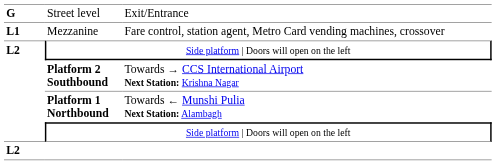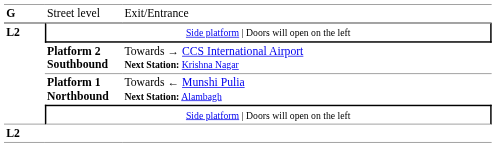- row: (73, 31)
